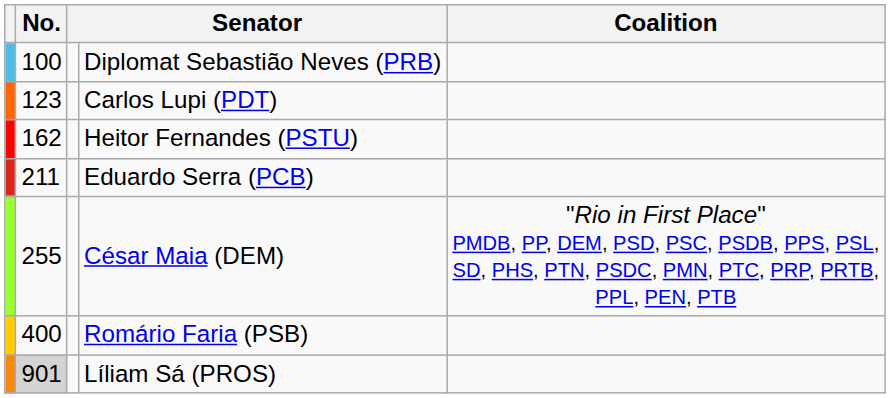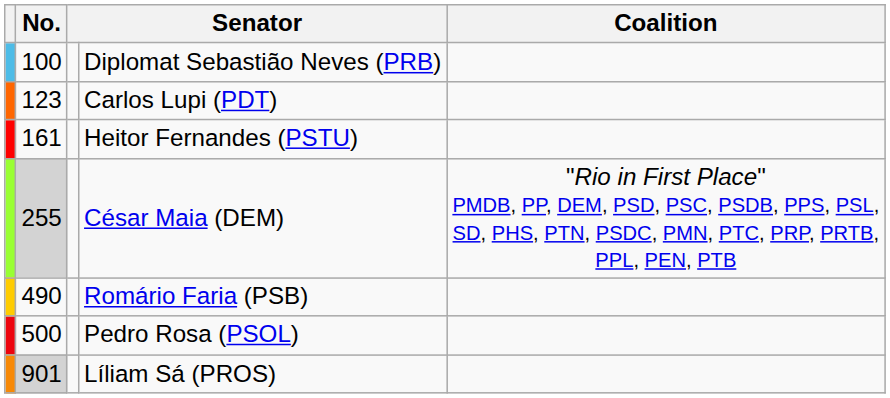(42, 138) 162 -> (42, 138) 161
- row: (199, 176)
(42, 256) no background -> (42, 217) lightgrey background
(42, 335) 400 -> (42, 296) 490
+ row: (191, 335)
